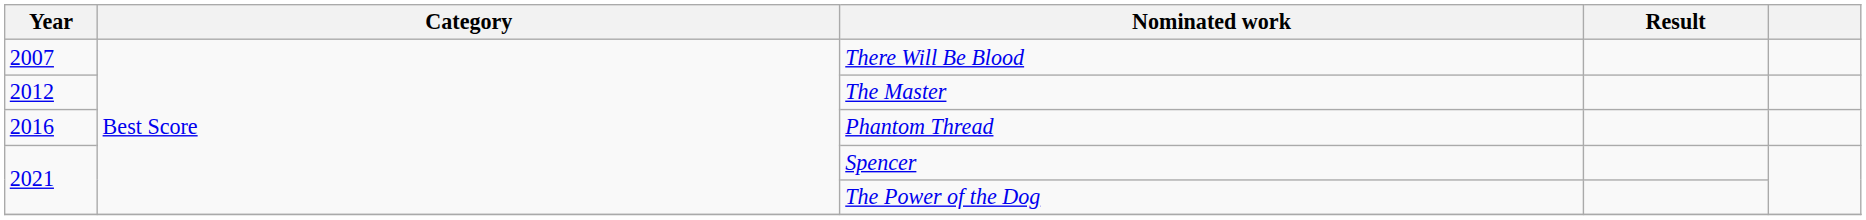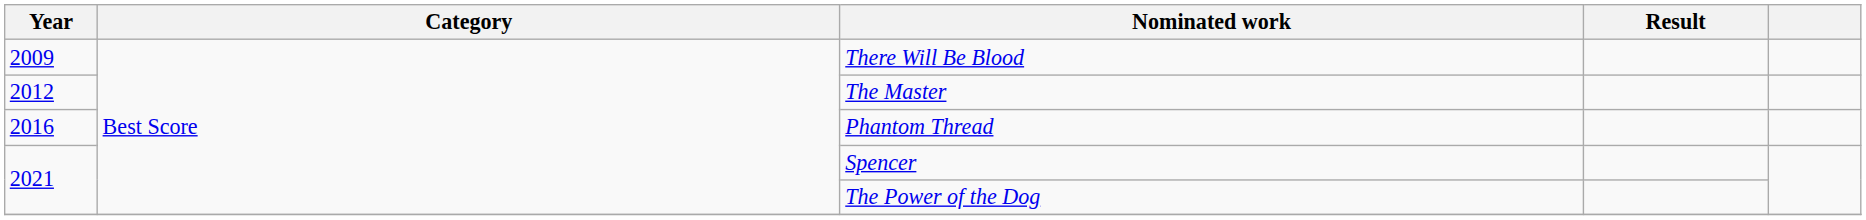(32, 57) 2007 -> (32, 57) 2009
